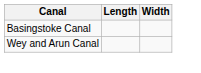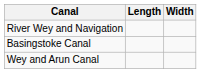+ row: (65, 28)
